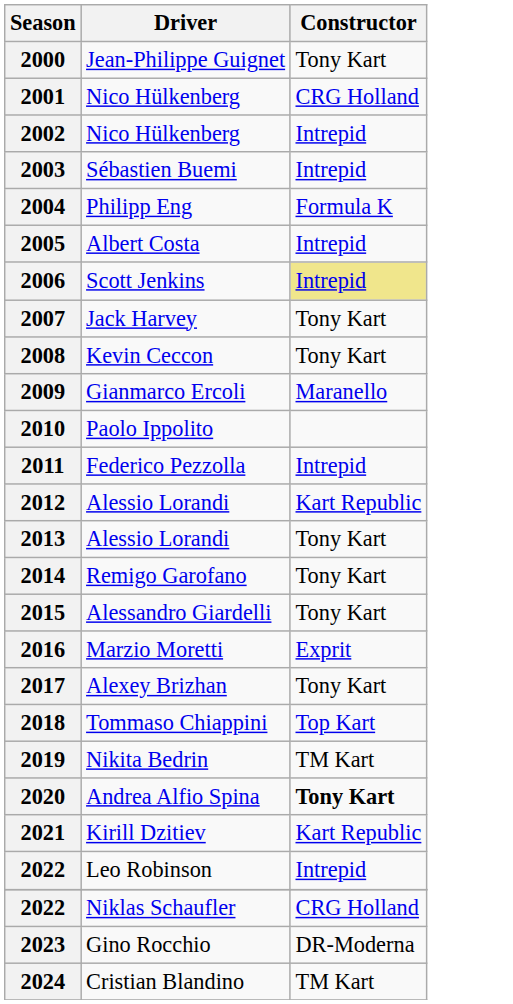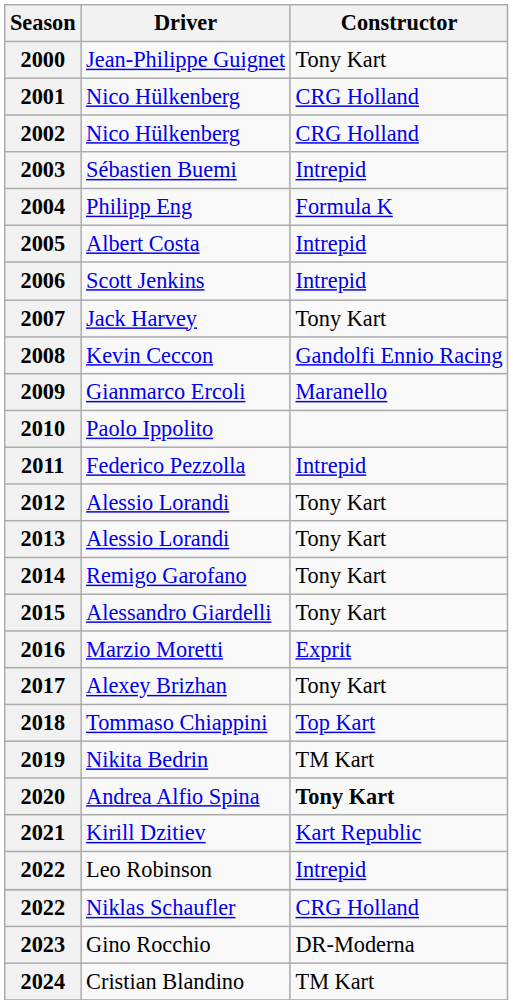(331, 133) Intrepid -> (357, 133) CRG Holland
(331, 281) khaki background -> (331, 281) no background
(341, 354) Tony Kart -> (399, 354) Gandolfi Ennio Racing
(358, 502) Kart Republic -> (341, 502) Tony Kart
